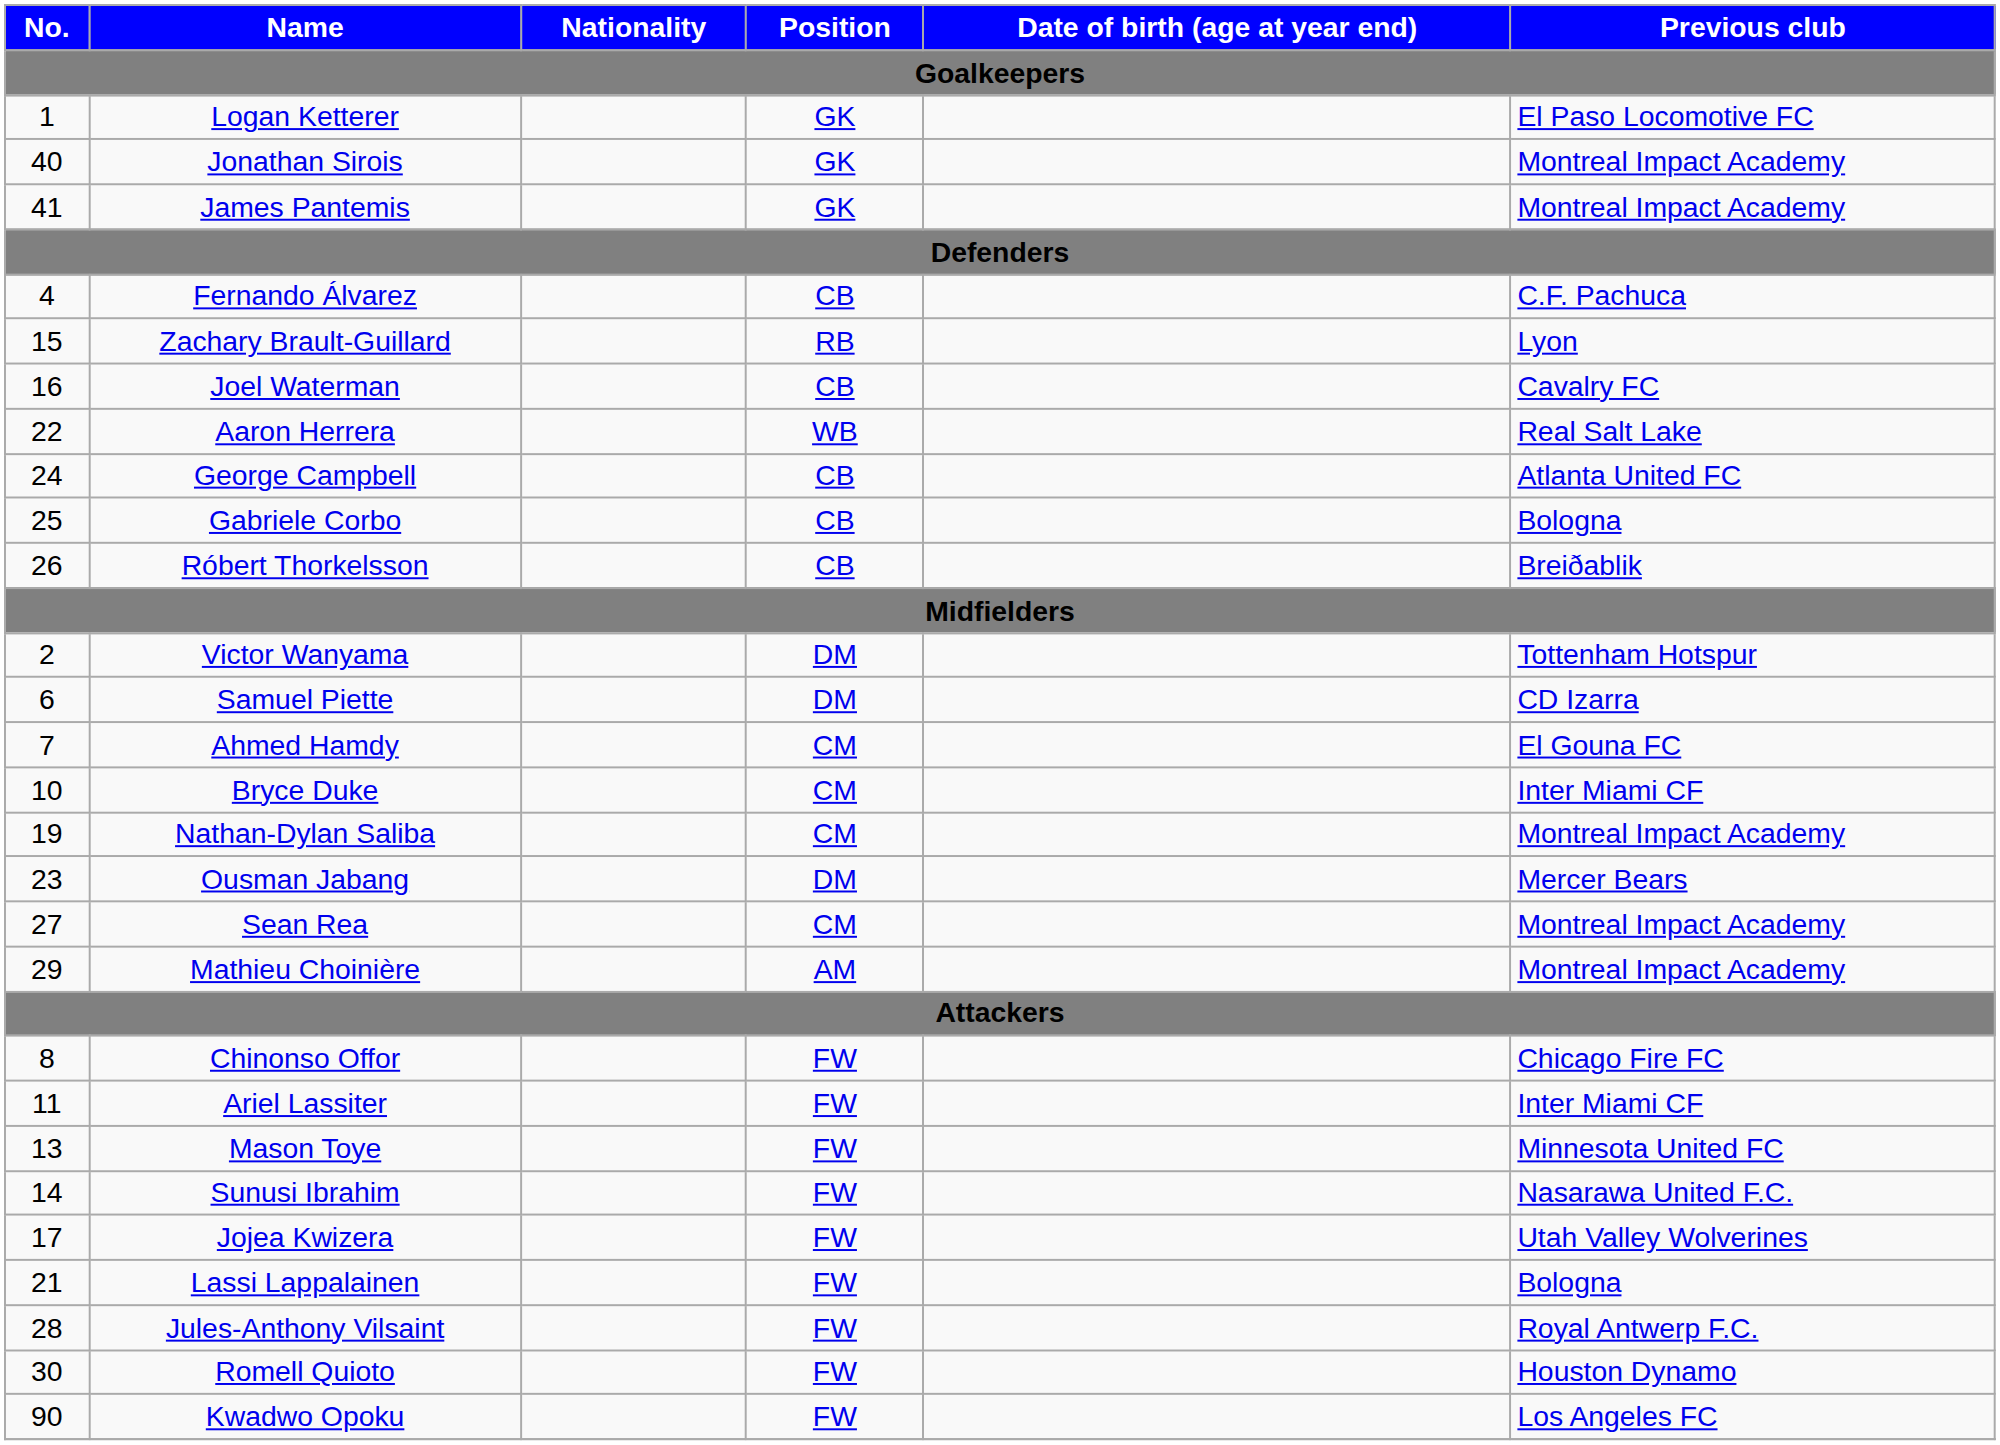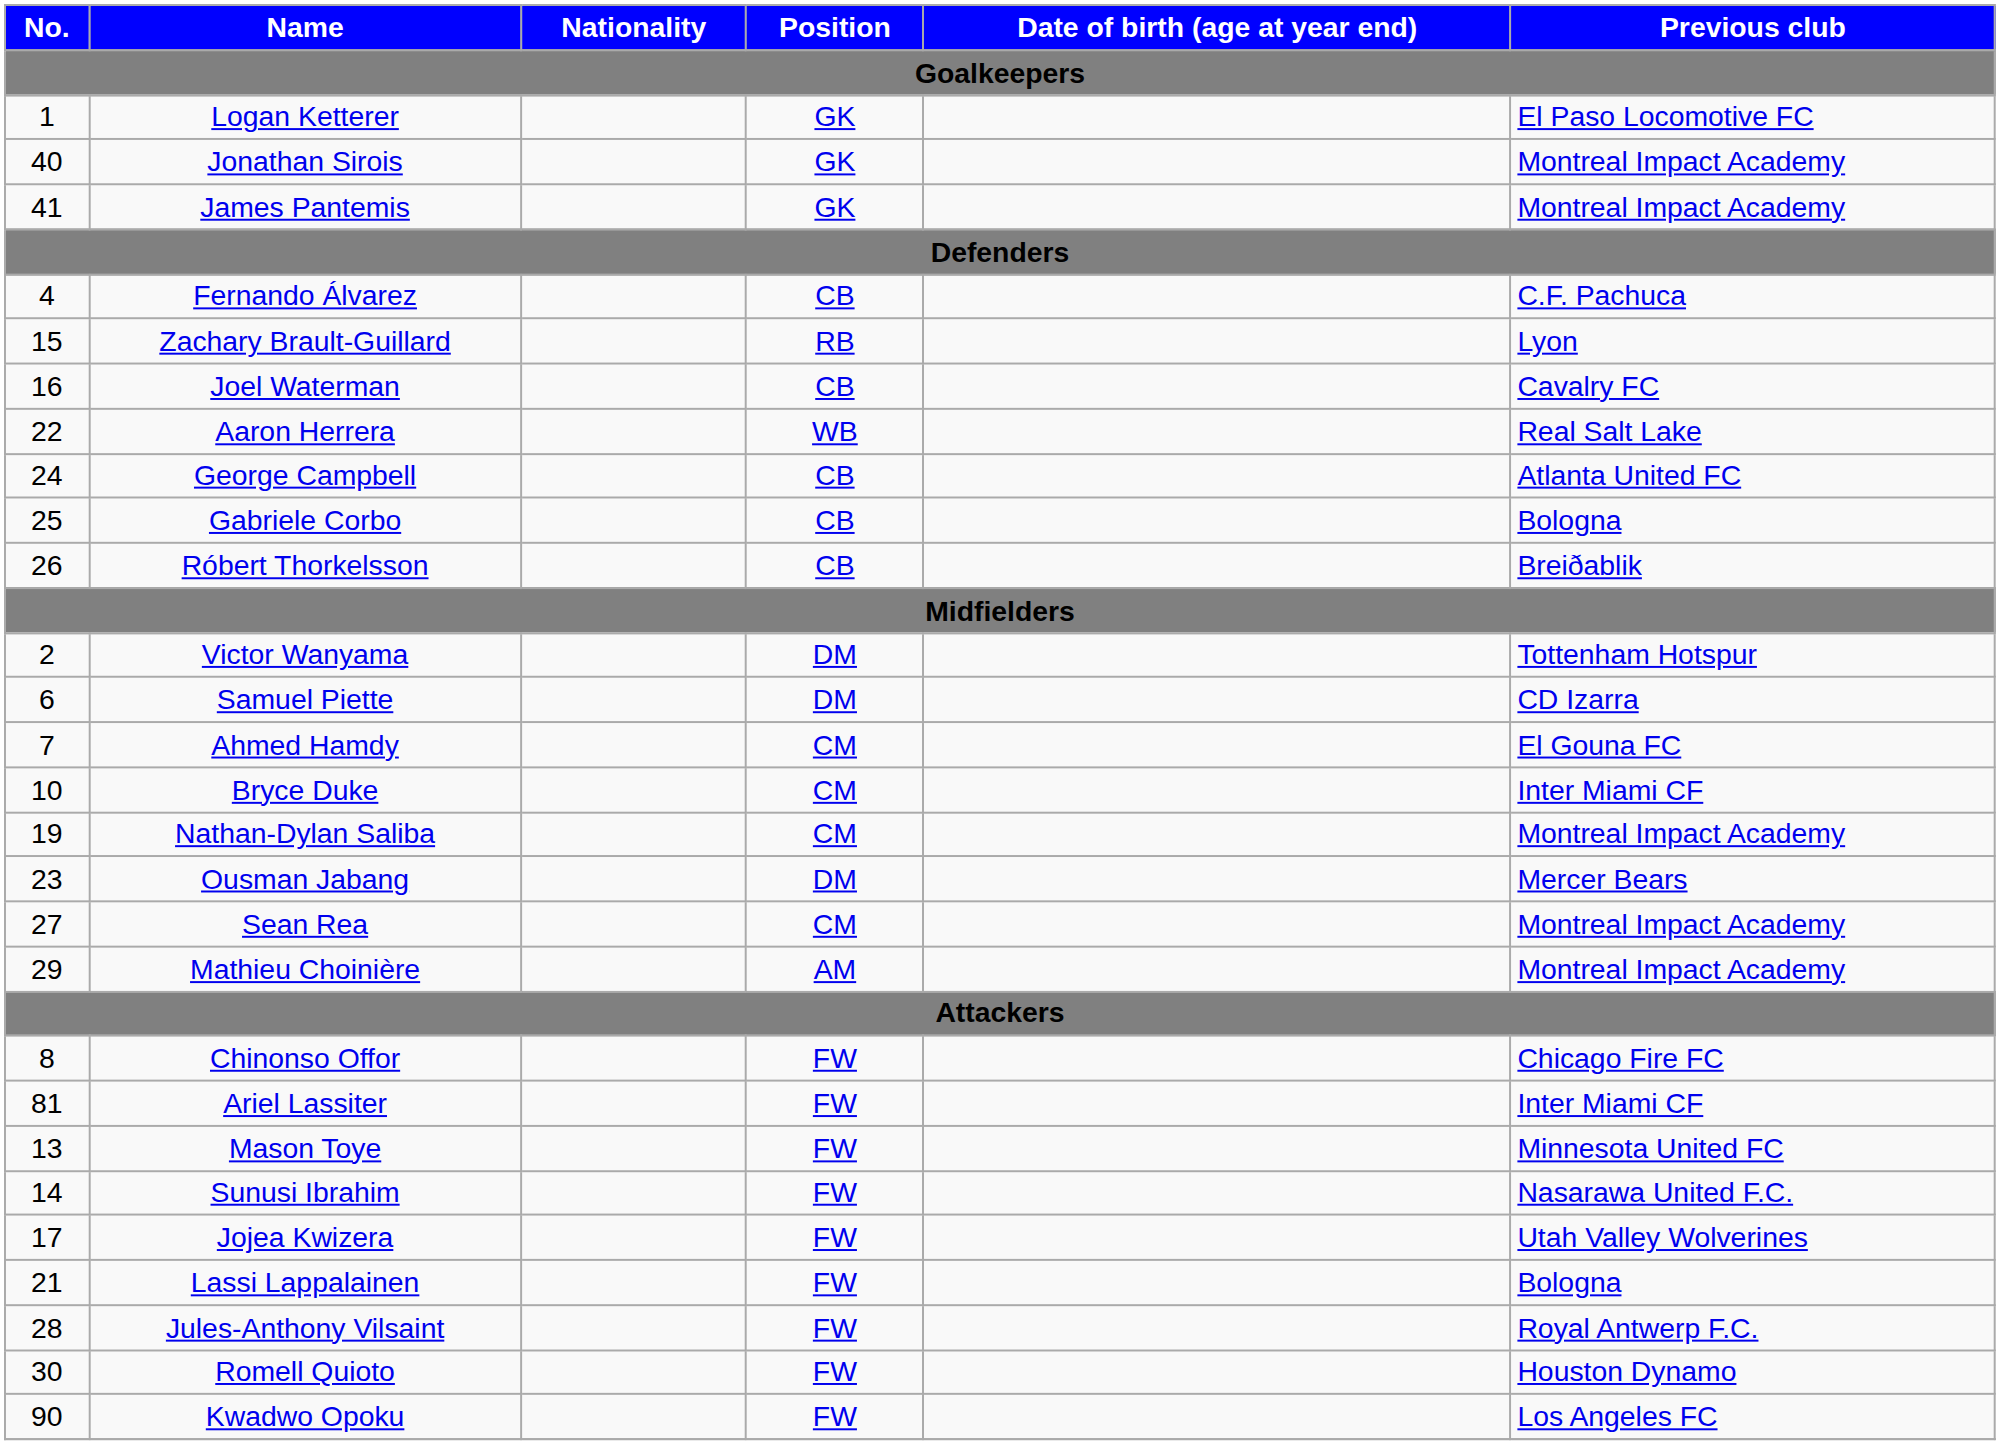(47, 1103) 11 -> (47, 1103) 81
